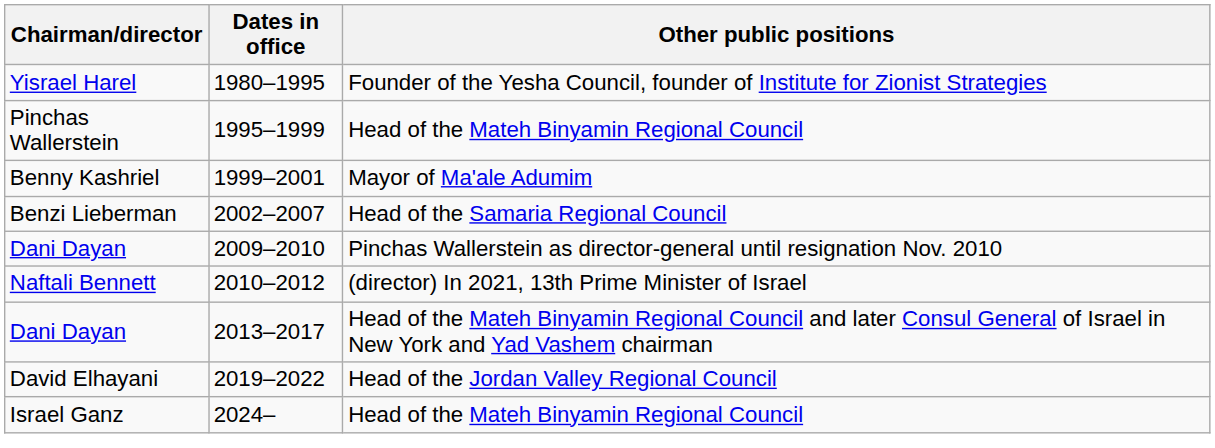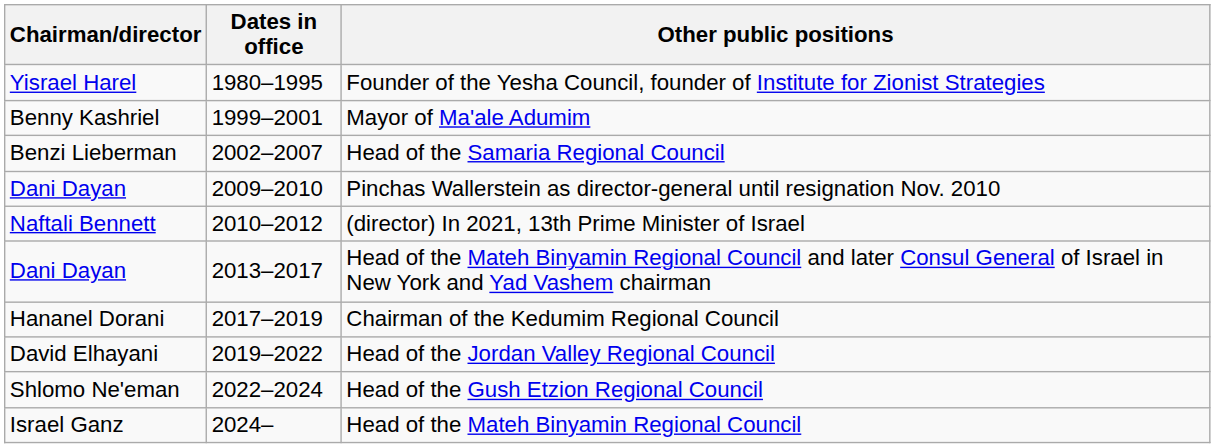- row: (64, 130)
+ row: (87, 319)
+ row: (95, 389)
